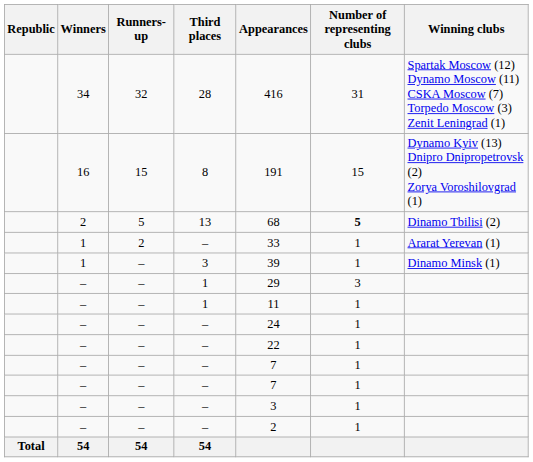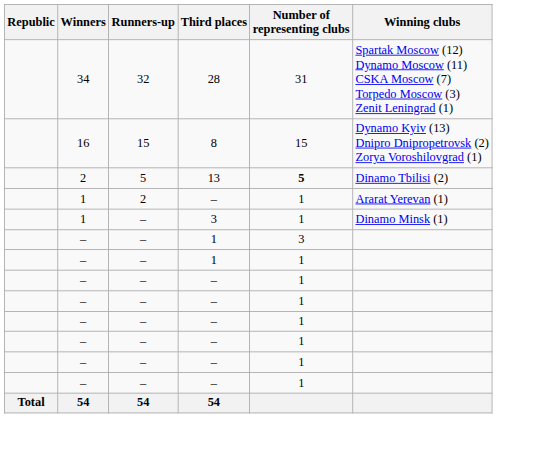- column: (273, 29)
